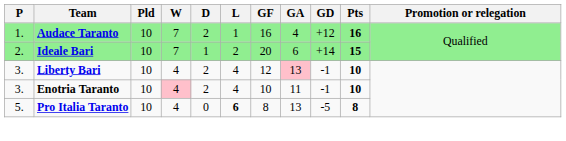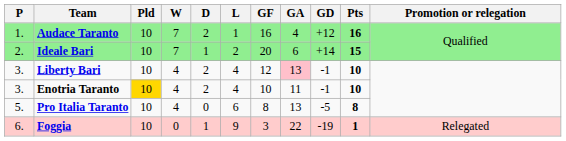(146, 88) no background -> (146, 88) gold background
(176, 88) pink background -> (176, 88) no background
(236, 107) bold -> (236, 107) normal
+ row: (54, 126)
